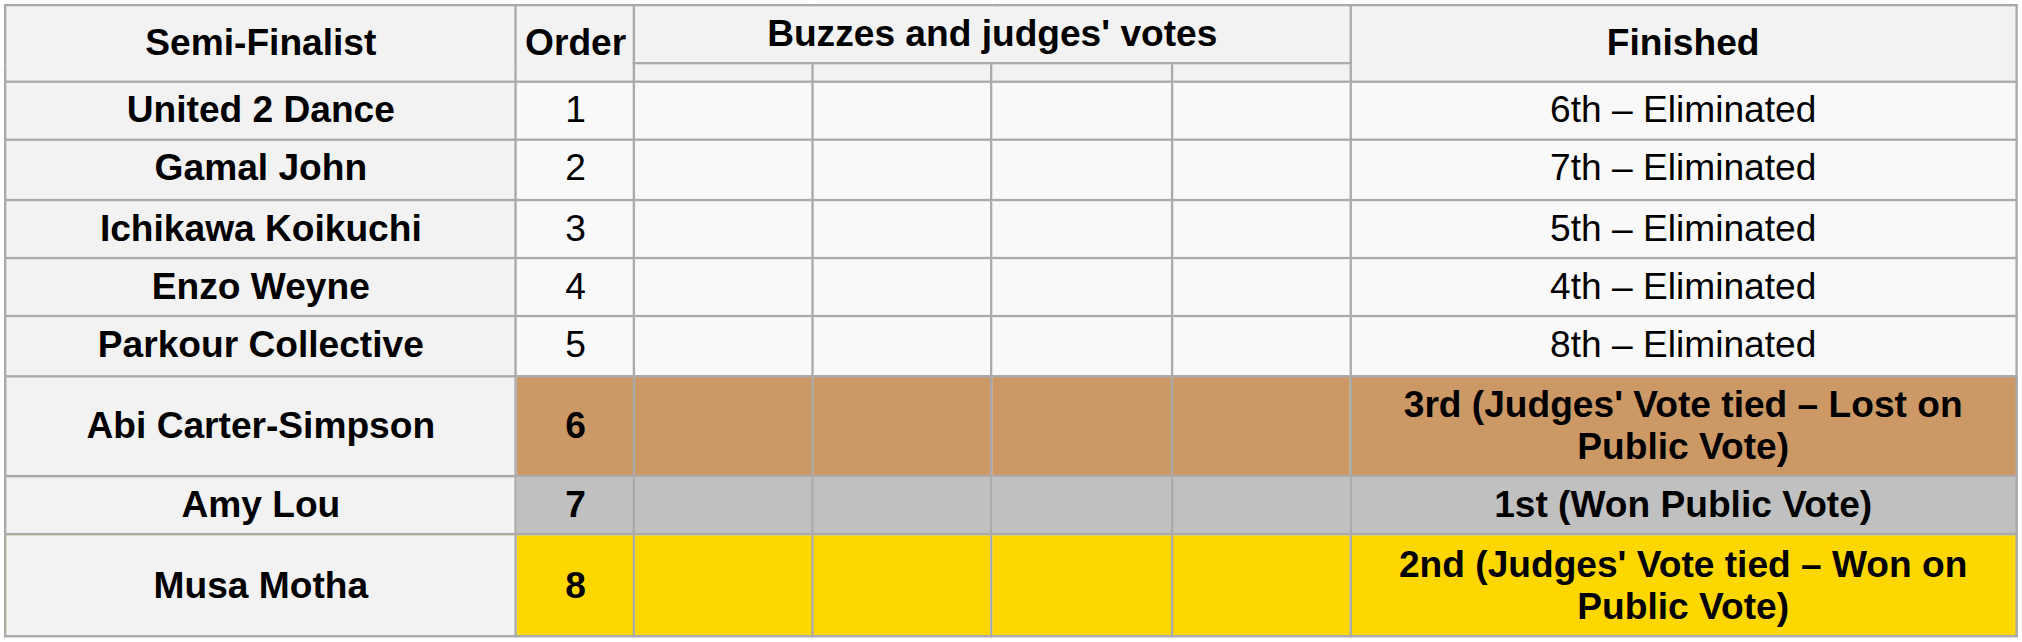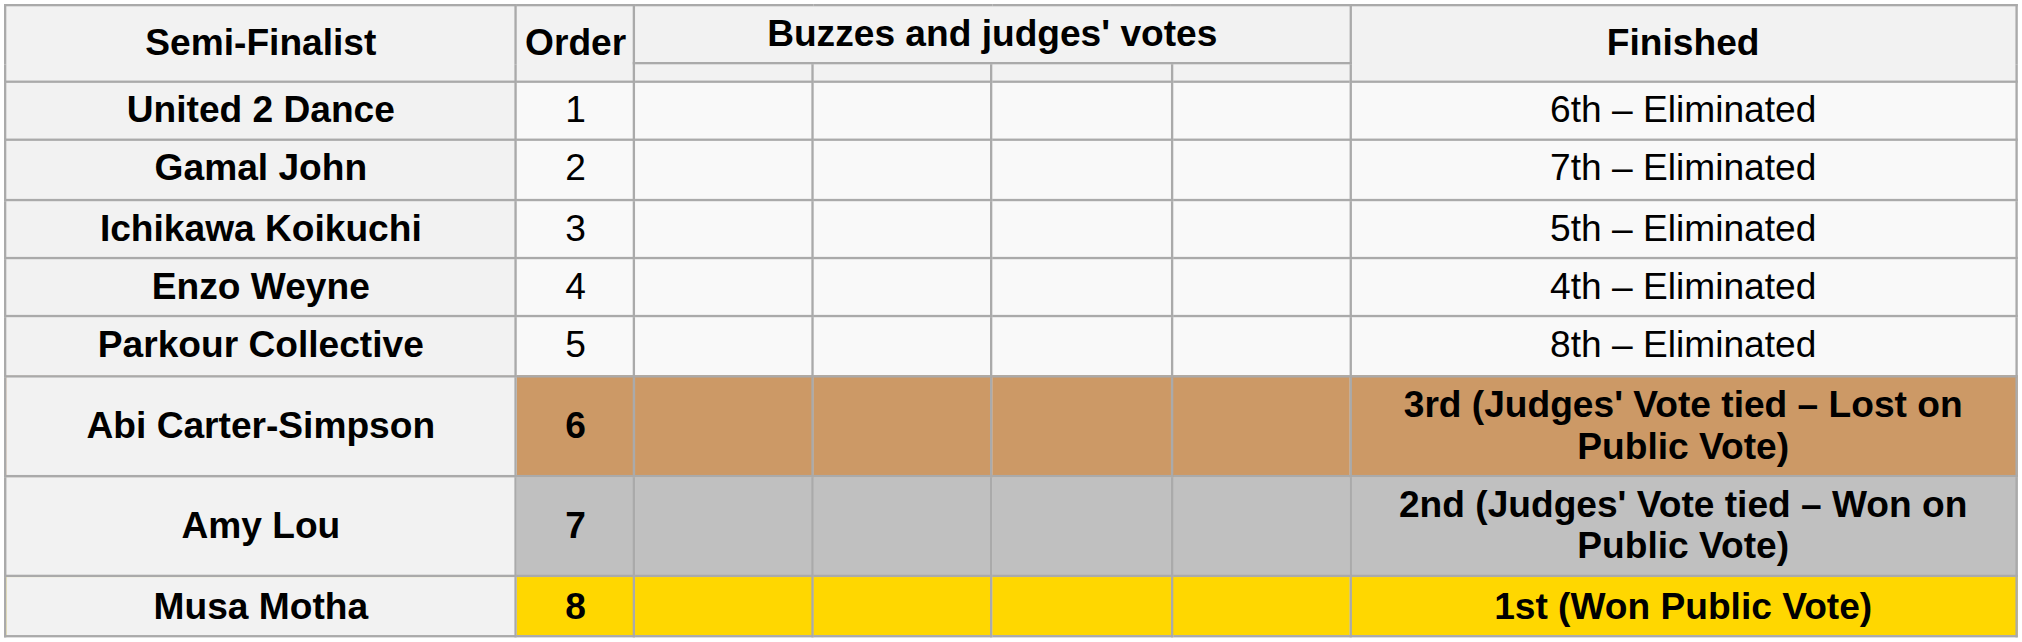(1683, 504) 1st (Won Public Vote) -> (1683, 525) 2nd (Judges' Vote tied – Won on Public Vote)
(1683, 584) 2nd (Judges' Vote tied – Won on Public Vote) -> (1683, 605) 1st (Won Public Vote)
